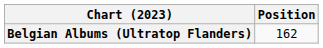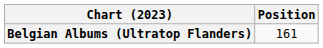(287, 34) 162 -> (287, 34) 161
